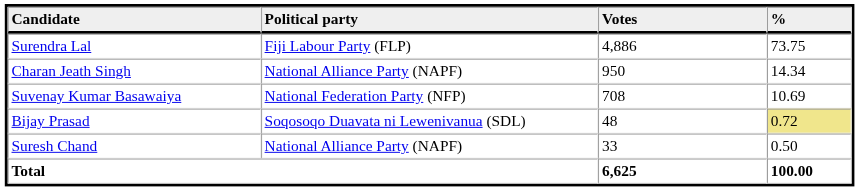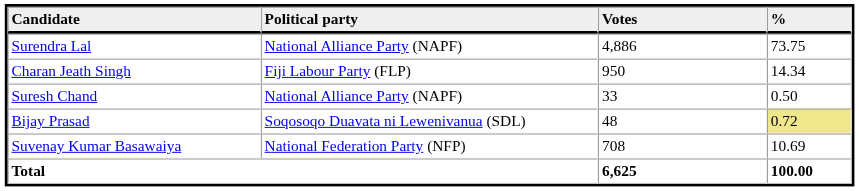(338, 46) Fiji Labour Party (FLP) -> (363, 46) National Alliance Party (NAPF)
(363, 71) National Alliance Party (NAPF) -> (338, 71) Fiji Labour Party (FLP)
rows swapped: (96, 96) <-> (54, 146)
